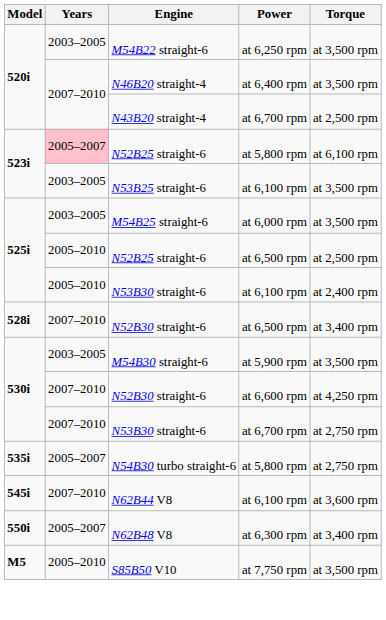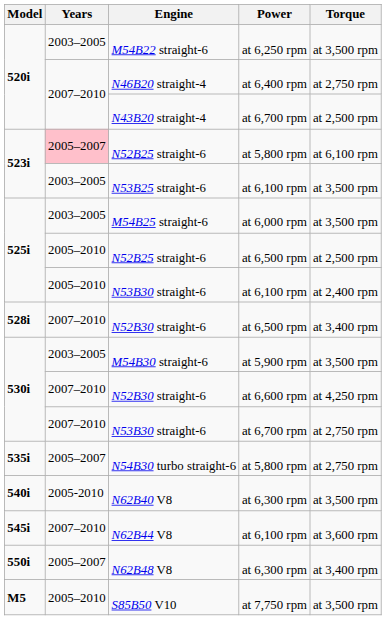(345, 84) at 3,500 rpm -> (345, 84) at 2,750 rpm
+ row: (142, 500)
